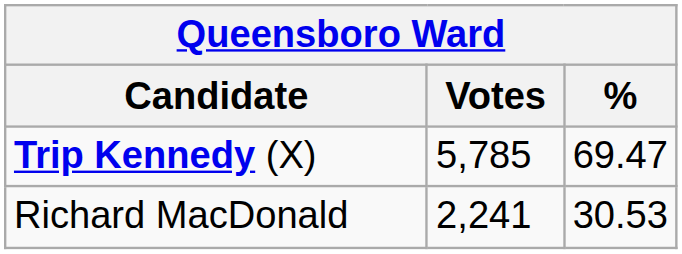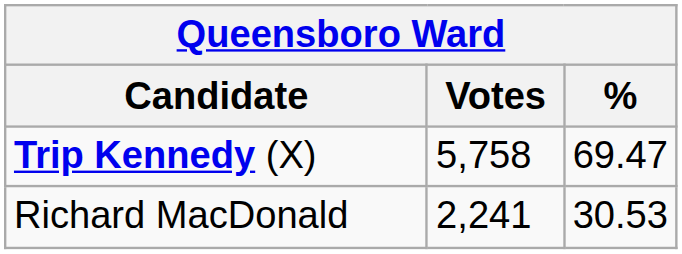(484, 155) 5,785 -> (484, 155) 5,758
